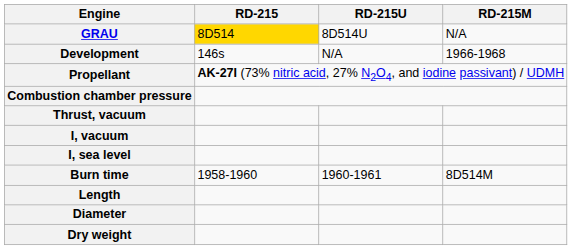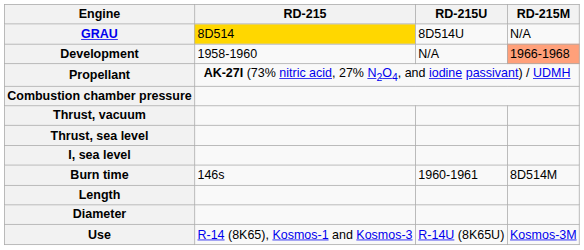(211, 53) 146s -> (227, 53) 1958-1960
(476, 53) no background -> (540, 53) lightsalmon background
+ row: (99, 135)
- row: (100, 135)
(227, 175) 1958-1960 -> (211, 175) 146s
- row: (99, 234)
+ row: (99, 234)
